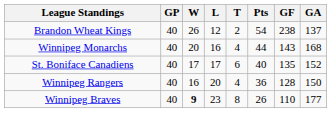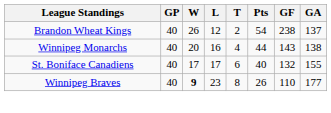(313, 47) 168 -> (313, 47) 138
(287, 64) 135 -> (287, 64) 132
(313, 64) 152 -> (313, 64) 155
- row: (83, 82)
